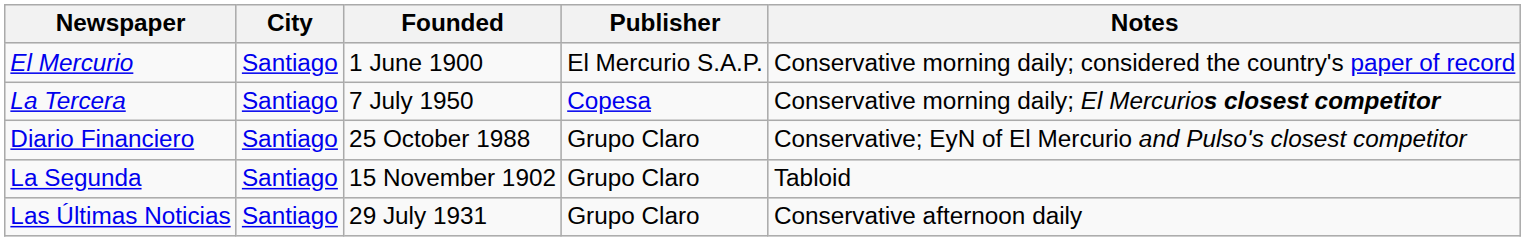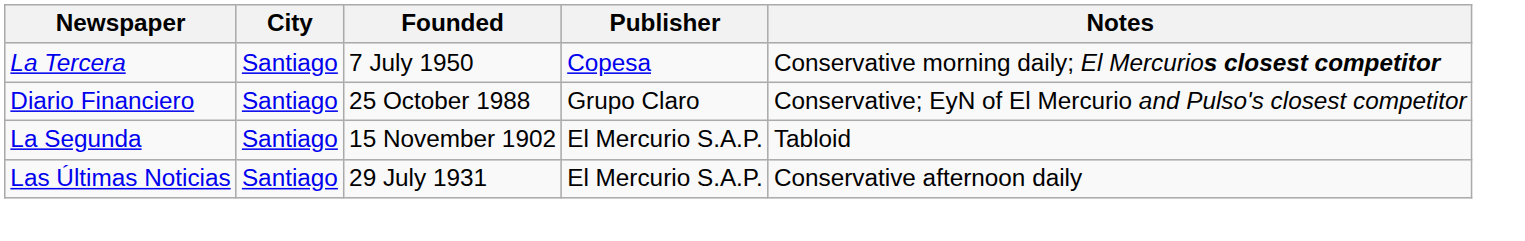- row: (72, 62)
(633, 178) Grupo Claro -> (665, 139) El Mercurio S.A.P.
(633, 216) Grupo Claro -> (665, 178) El Mercurio S.A.P.
